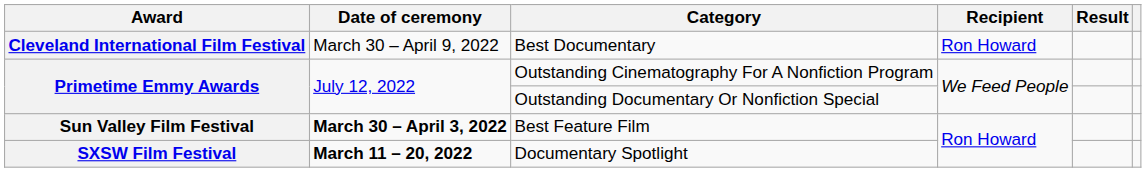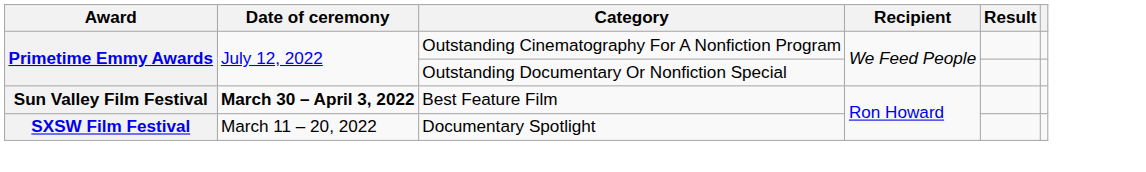- row: (585, 45)
(393, 153) bold -> (299, 126) normal
